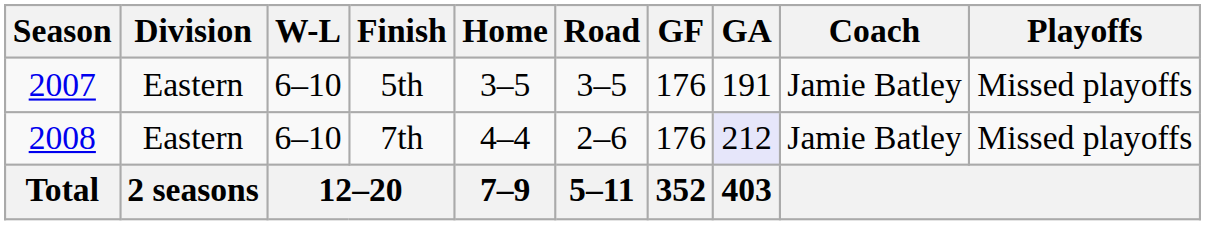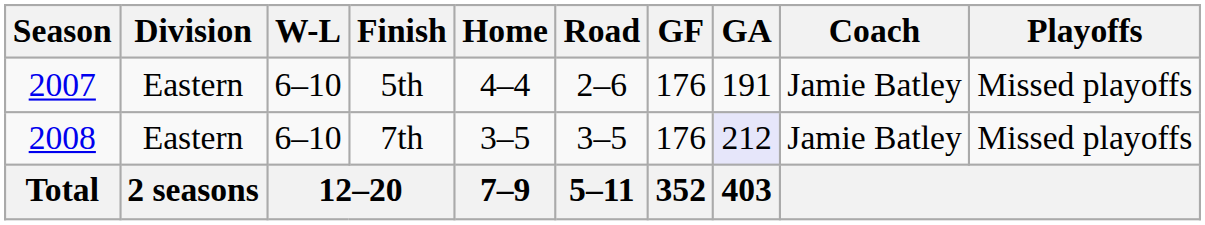(505, 84) 3–5 -> (505, 84) 4–4
(602, 84) 3–5 -> (602, 84) 2–6
(505, 137) 4–4 -> (505, 137) 3–5
(602, 137) 2–6 -> (602, 137) 3–5
